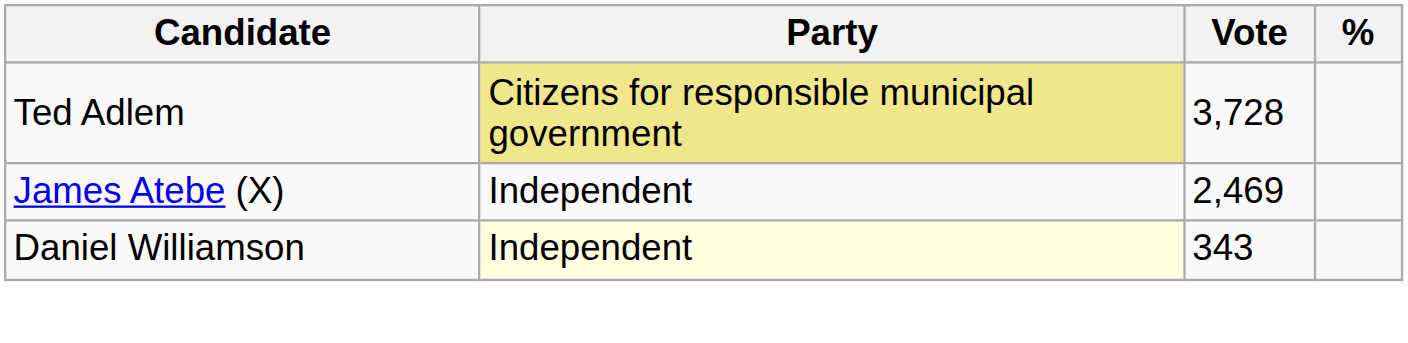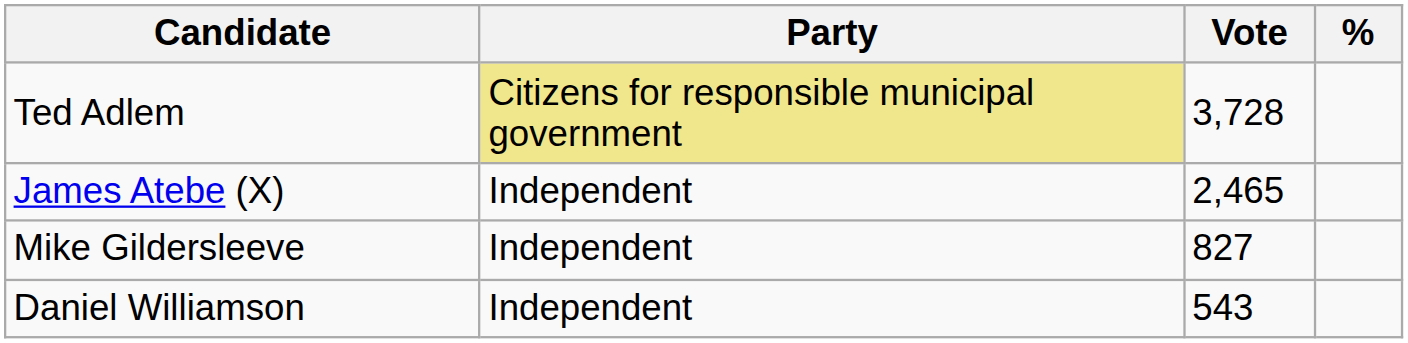(1238, 190) 2,469 -> (1238, 190) 2,465
+ row: (159, 249)
(590, 249) lightyellow background -> (590, 307) no background
(1223, 249) 343 -> (1223, 307) 543
